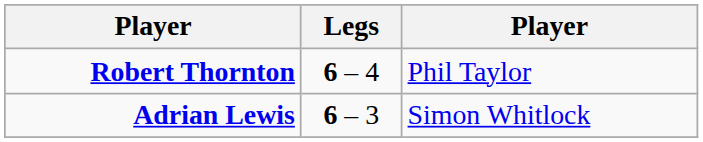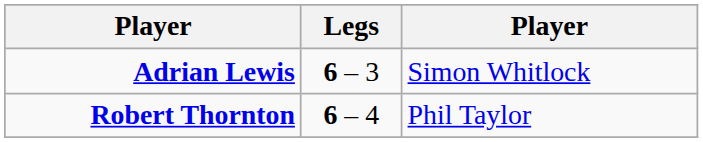rows swapped: (193, 70) <-> (214, 114)
